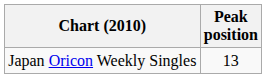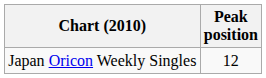(231, 60) 13 -> (231, 60) 12
